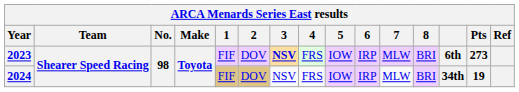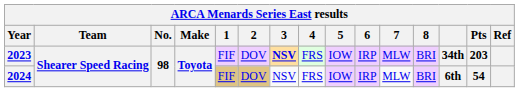(453, 55) 6th -> (453, 55) 34th
(479, 55) 273 -> (479, 55) 203
(453, 76) 34th -> (453, 76) 6th
(479, 76) 19 -> (479, 76) 54
